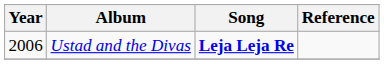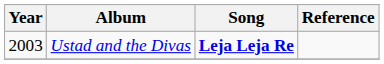(26, 45) 2006 -> (26, 45) 2003
